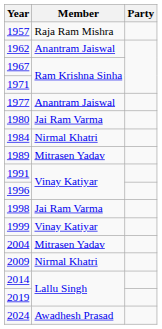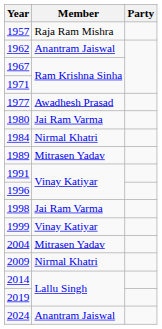(75, 102) Anantram Jaiswal -> (74, 102) Awadhesh Prasad
(74, 315) Awadhesh Prasad -> (75, 315) Anantram Jaiswal
